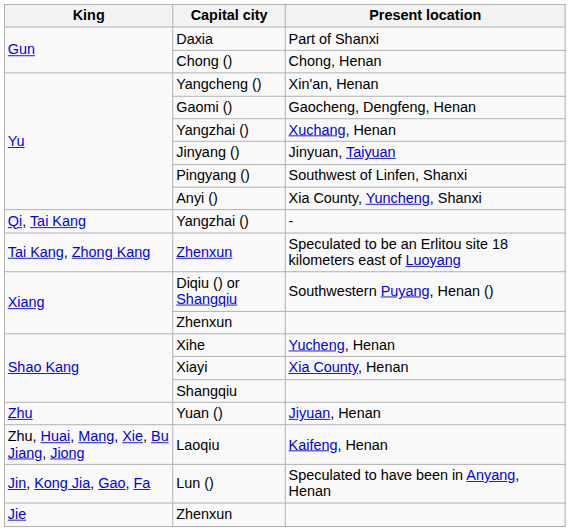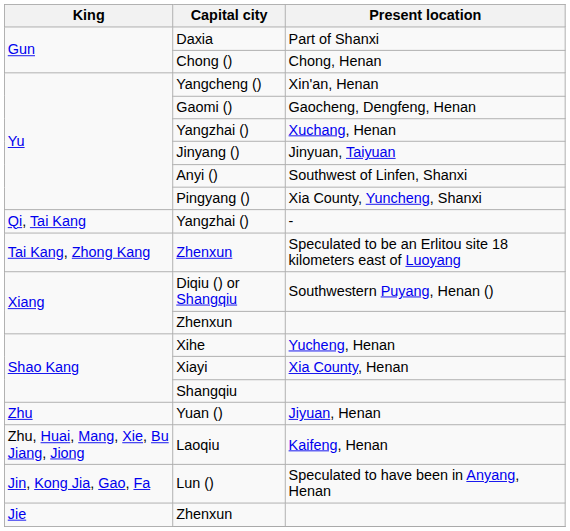(213, 175) Pingyang () -> (197, 175) Anyi ()
(197, 198) Anyi () -> (213, 198) Pingyang ()
